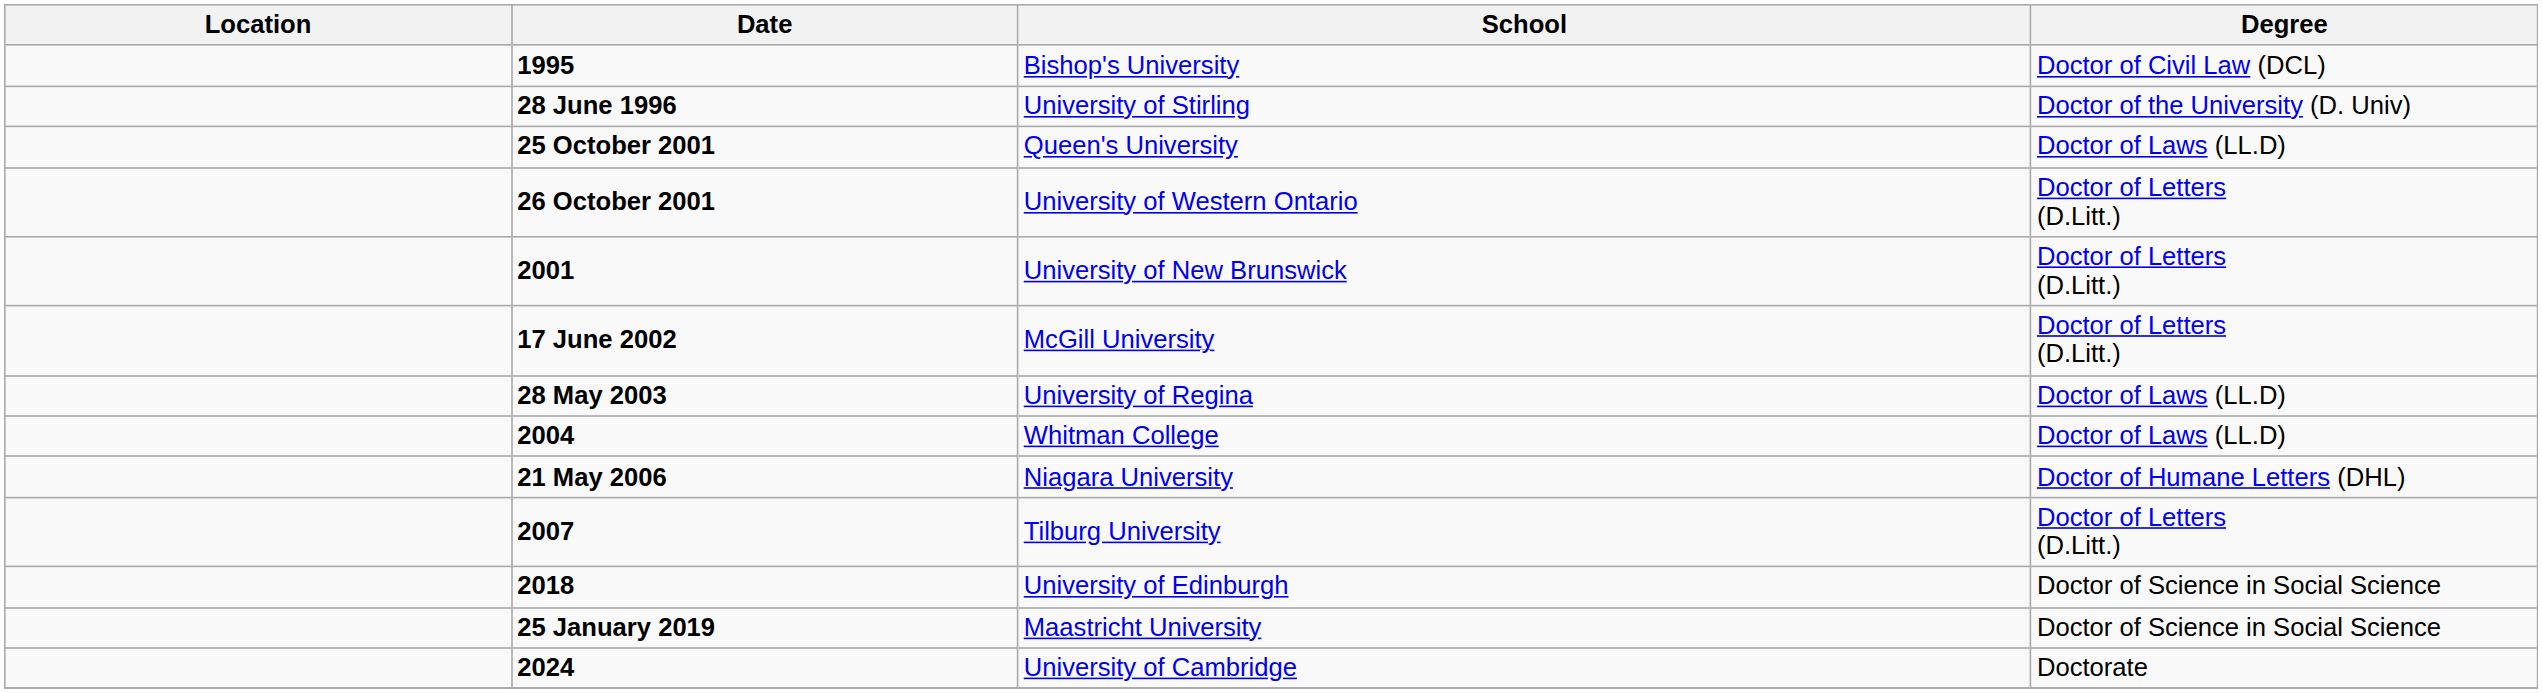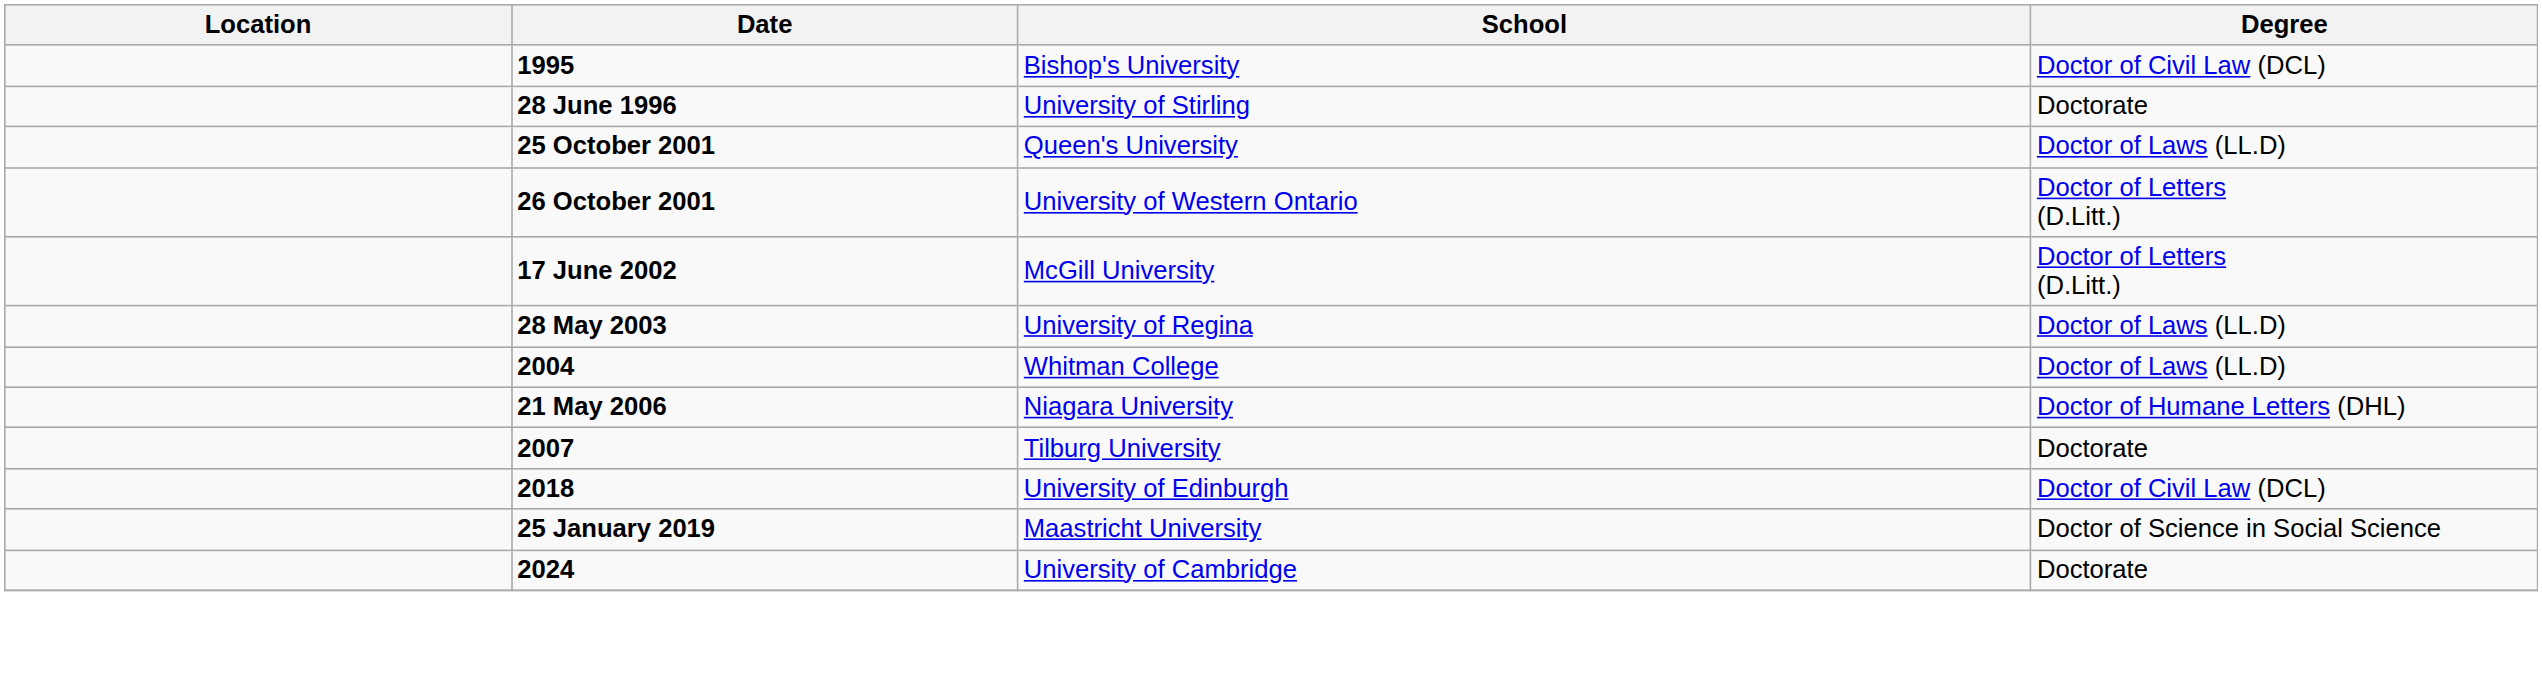(2224, 106) Doctor of the University (D. Univ) -> (2092, 106) Doctorate
- row: (546, 270)
(2132, 531) Doctor of Letters (D.Litt.) -> (2092, 447) Doctorate
(2239, 586) Doctor of Science in Social Science -> (2181, 488) Doctor of Civil Law (DCL)
